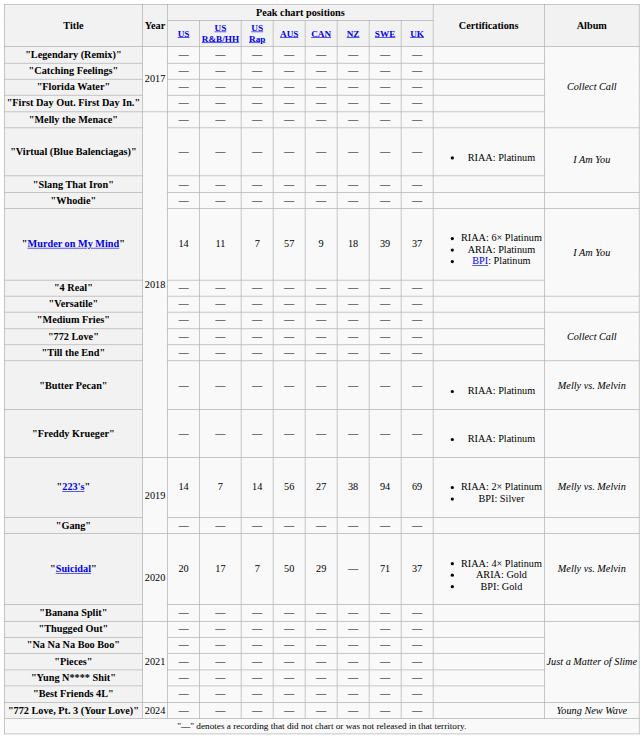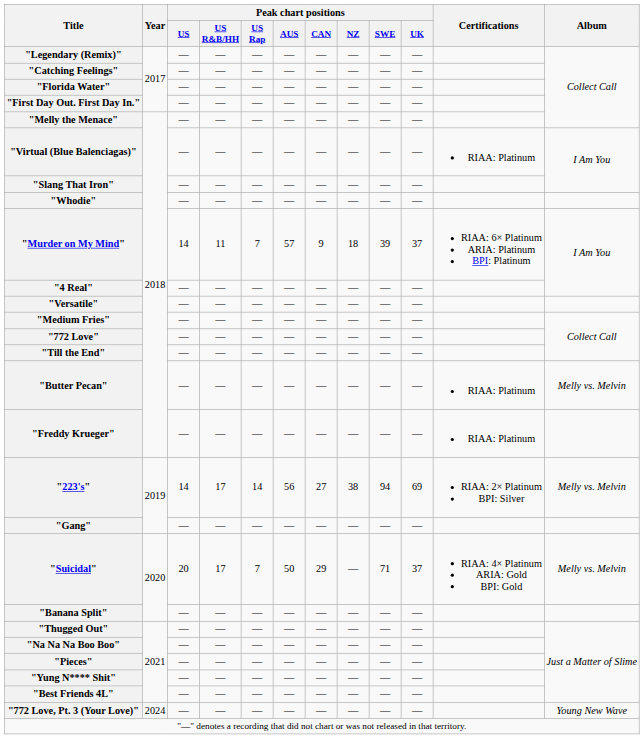(220, 487) 7 -> (220, 487) 17
